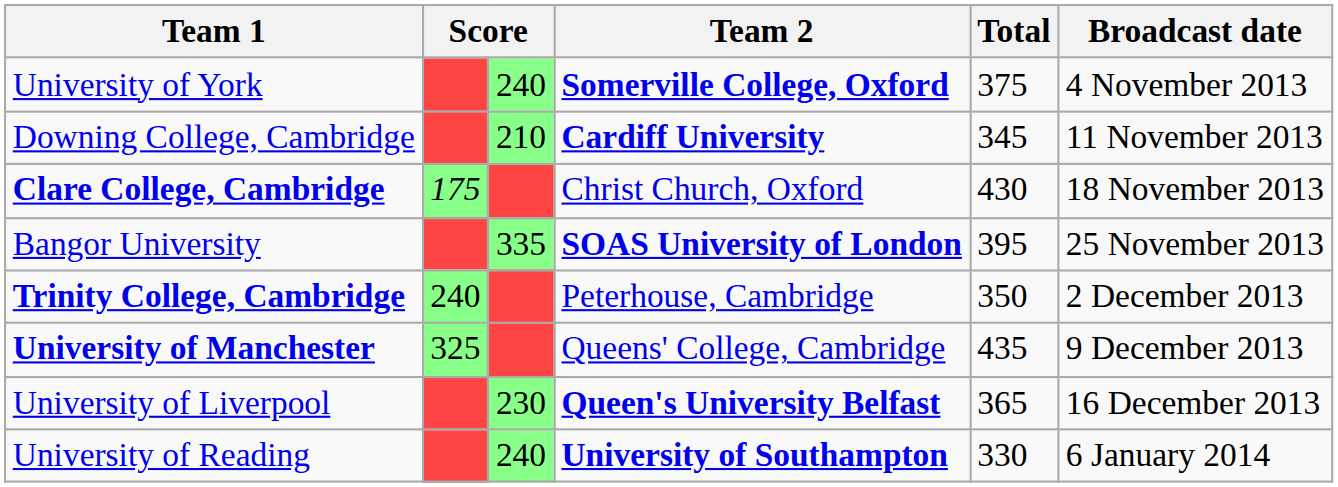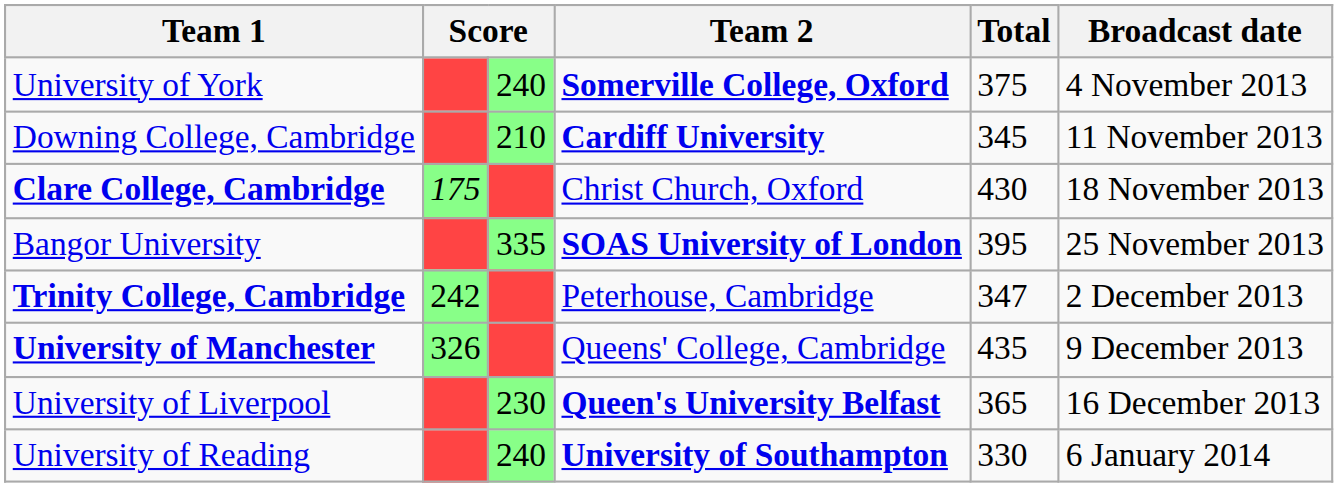(455, 296) 240 -> (455, 296) 242
(1002, 296) 350 -> (1002, 296) 347
(455, 349) 325 -> (455, 349) 326
